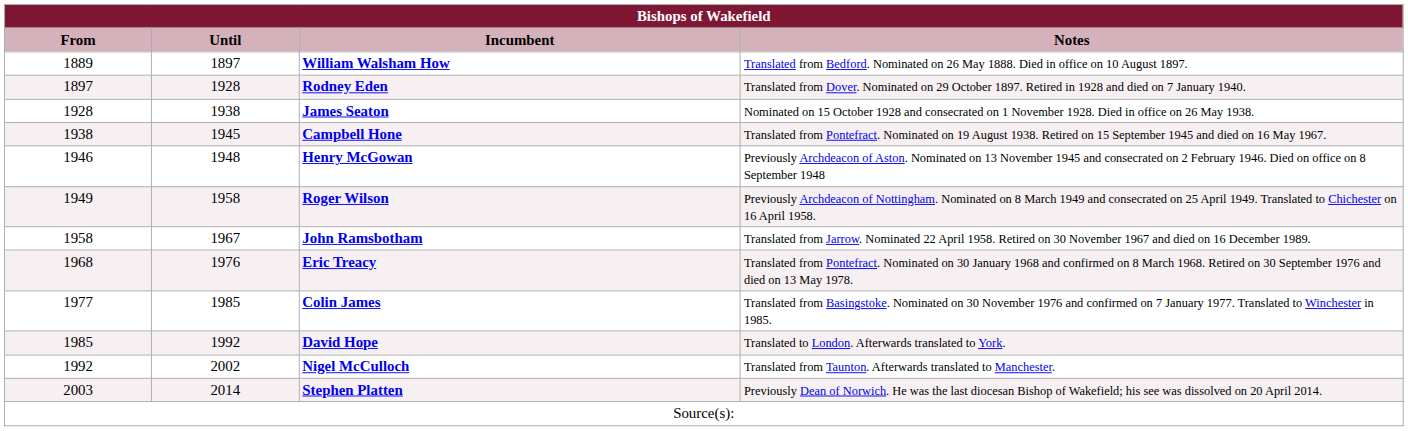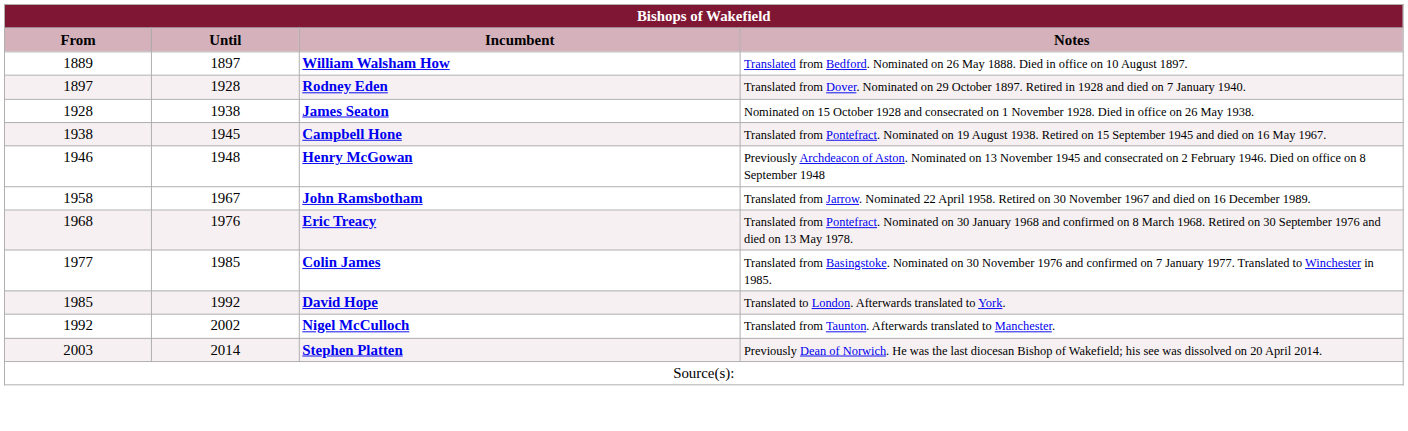- row: (345, 198)
